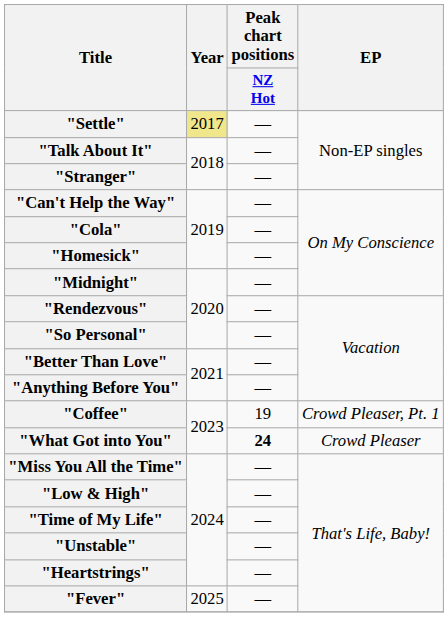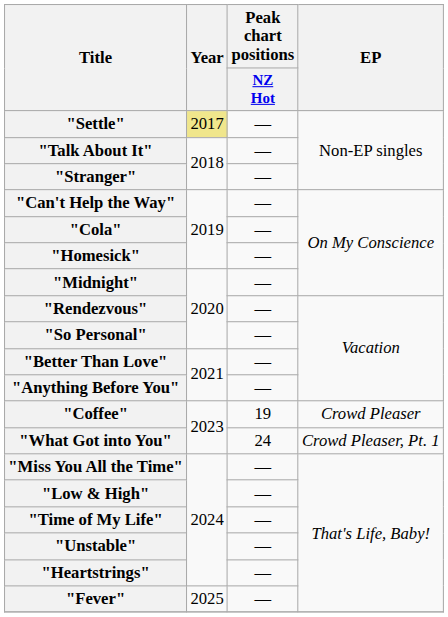(371, 414) Crowd Pleaser, Pt. 1 -> (371, 414) Crowd Pleaser
(263, 440) bold -> (263, 440) normal
(371, 440) Crowd Pleaser -> (371, 440) Crowd Pleaser, Pt. 1
